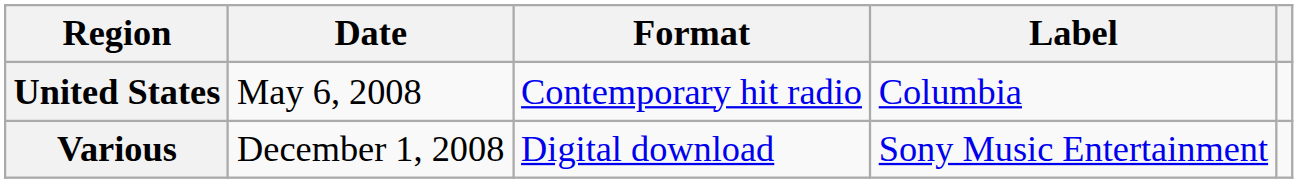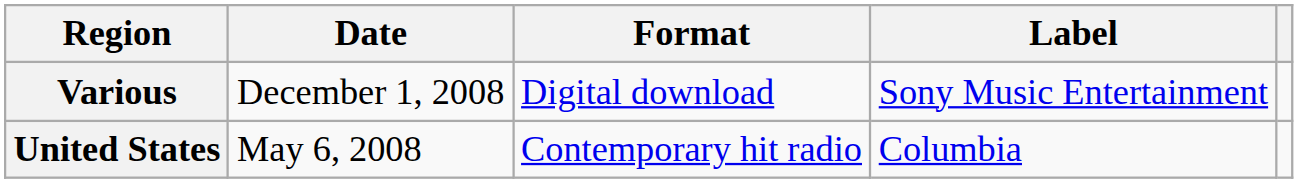rows swapped: (117, 90) <-> (117, 148)
